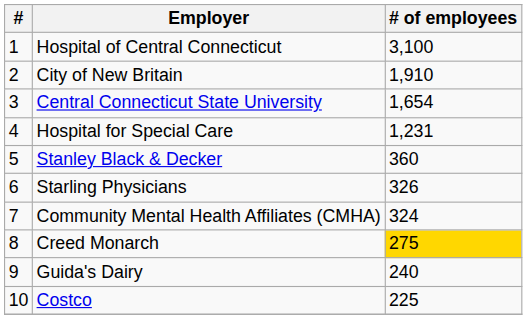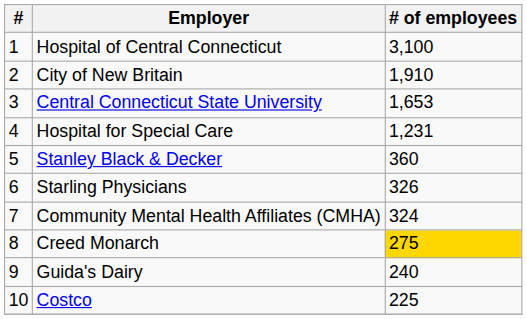(411, 103) 1,654 -> (411, 103) 1,653
